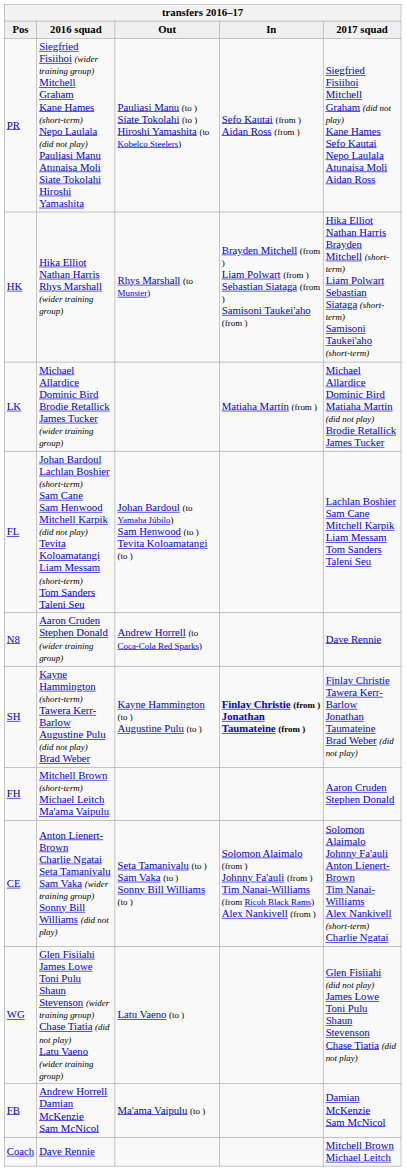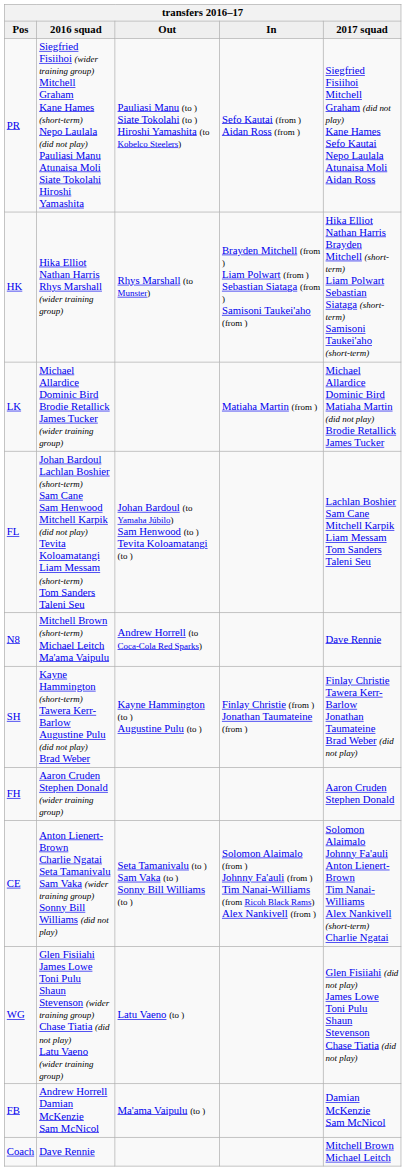(74, 639) Aaron Cruden Stephen Donald (wider training group) -> (74, 639) Mitchell Brown (short-term) Michael Leitch Ma'ama Vaipulu
(271, 716) bold -> (268, 716) normal
(74, 794) Mitchell Brown (short-term) Michael Leitch Ma'ama Vaipulu -> (74, 794) Aaron Cruden Stephen Donald (wider training group)
